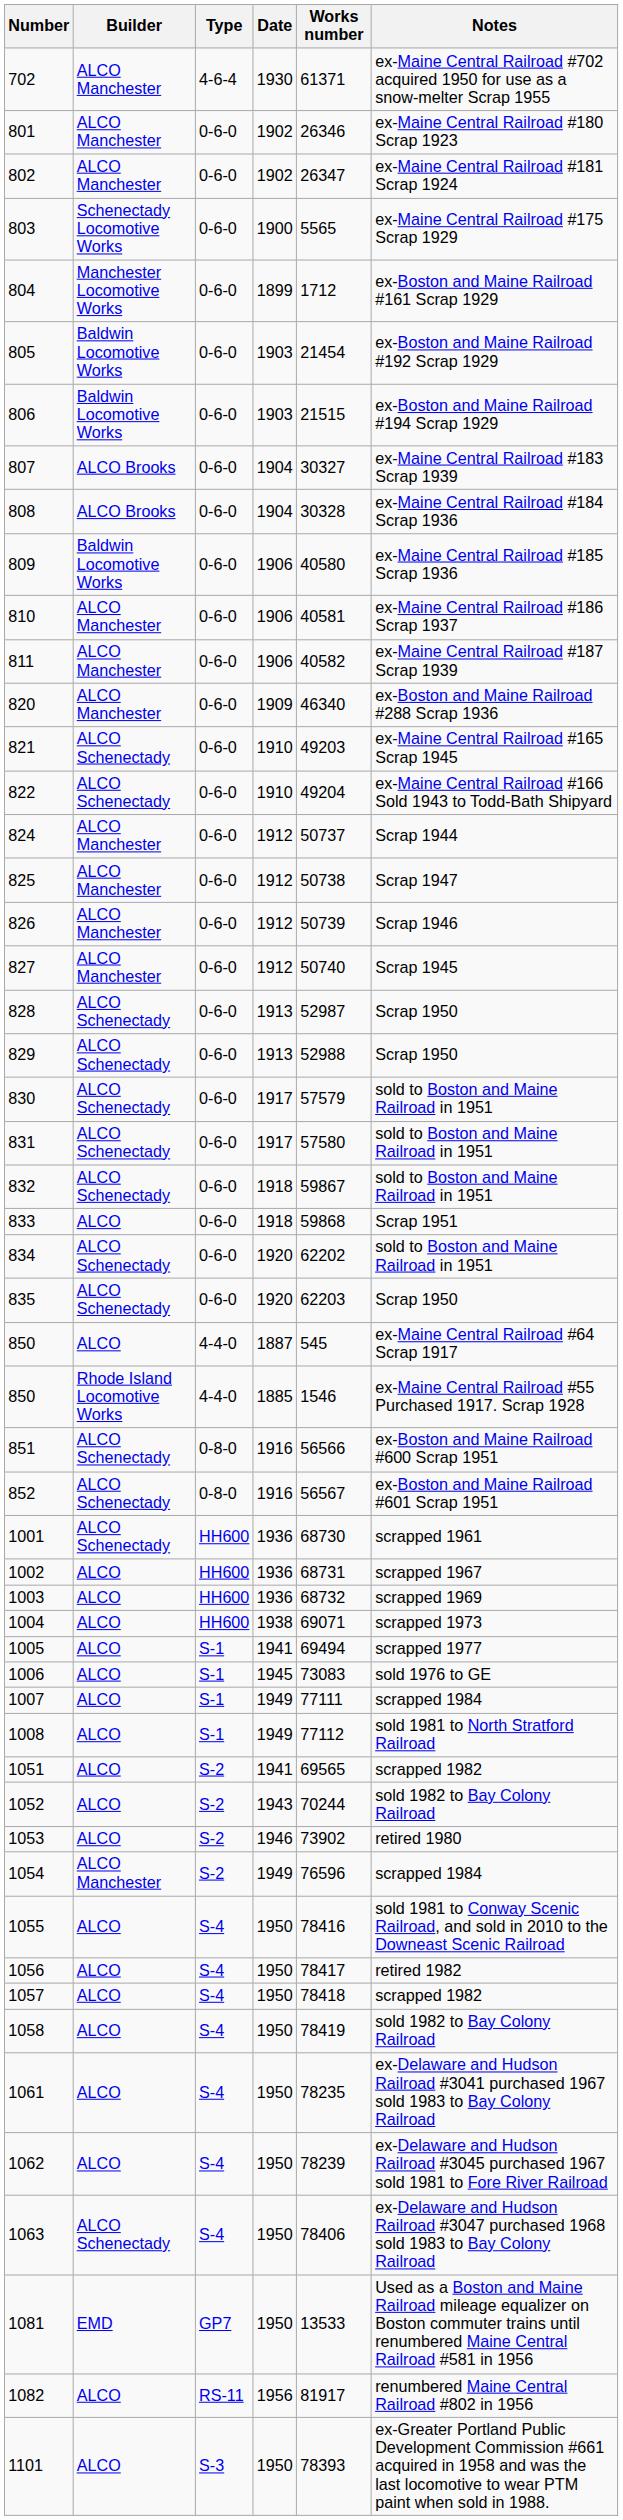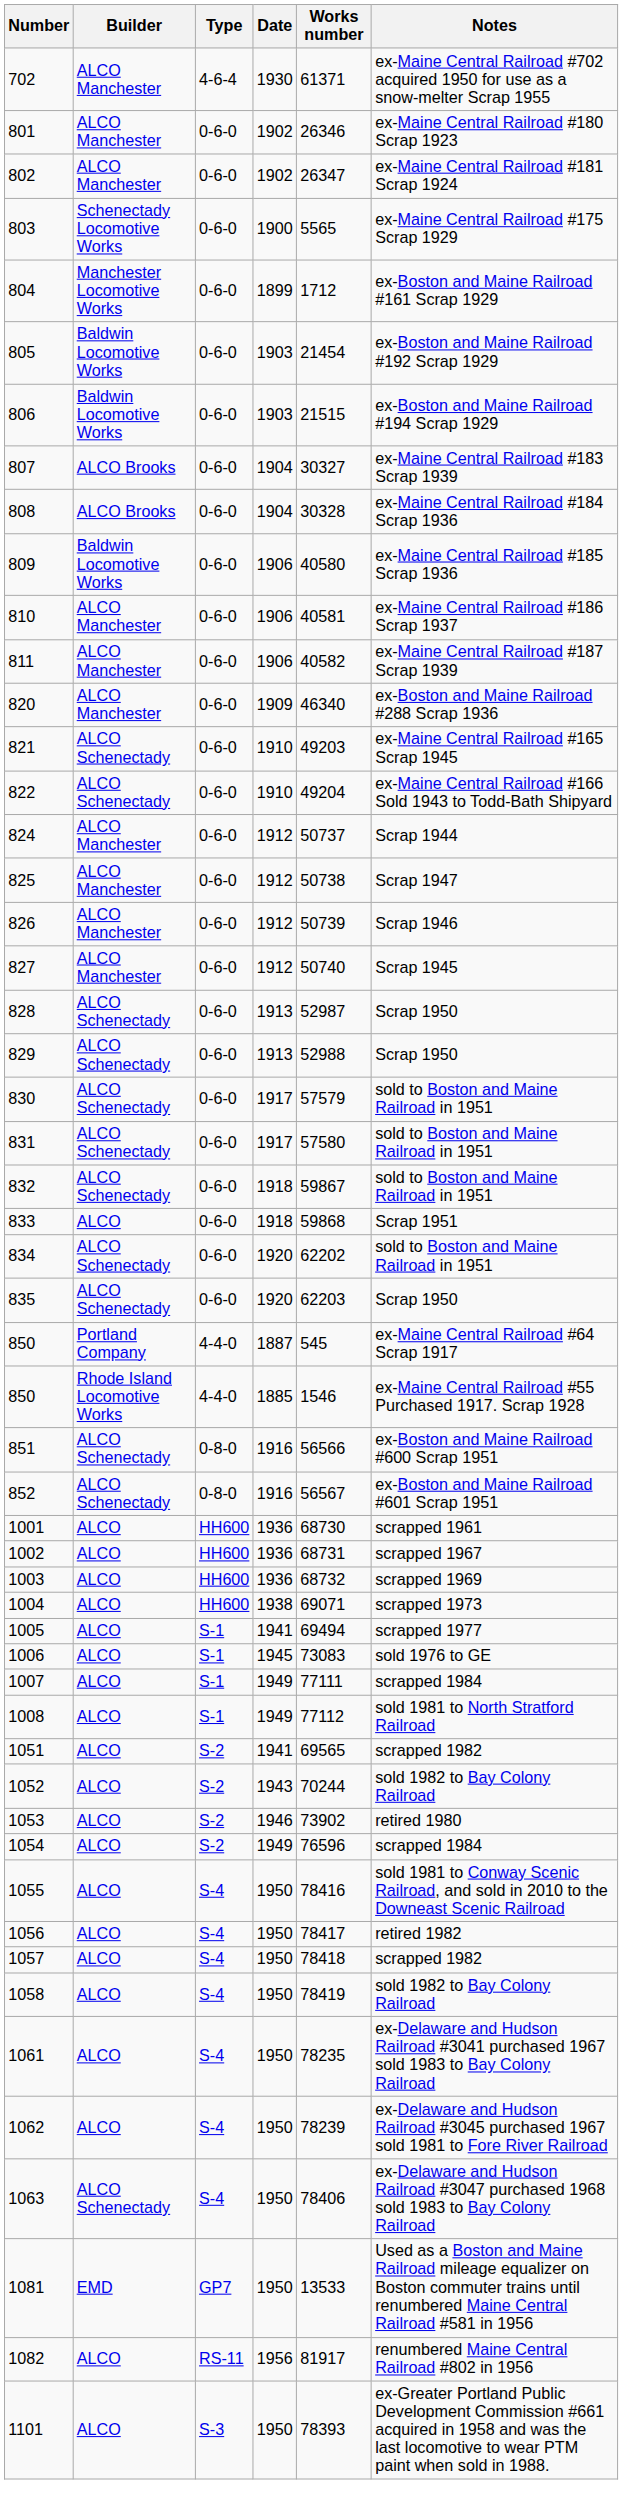(99, 1343) ALCO -> (111, 1343) Portland Company
(123, 1537) ALCO Schenectady -> (99, 1528) ALCO
(119, 1873) ALCO Manchester -> (99, 1846) ALCO
